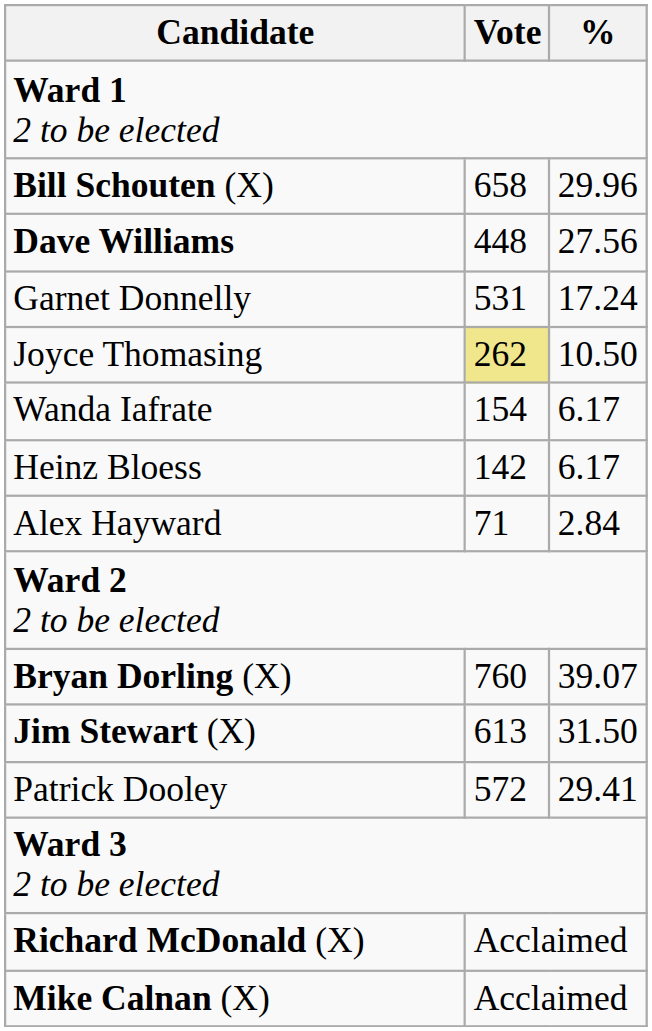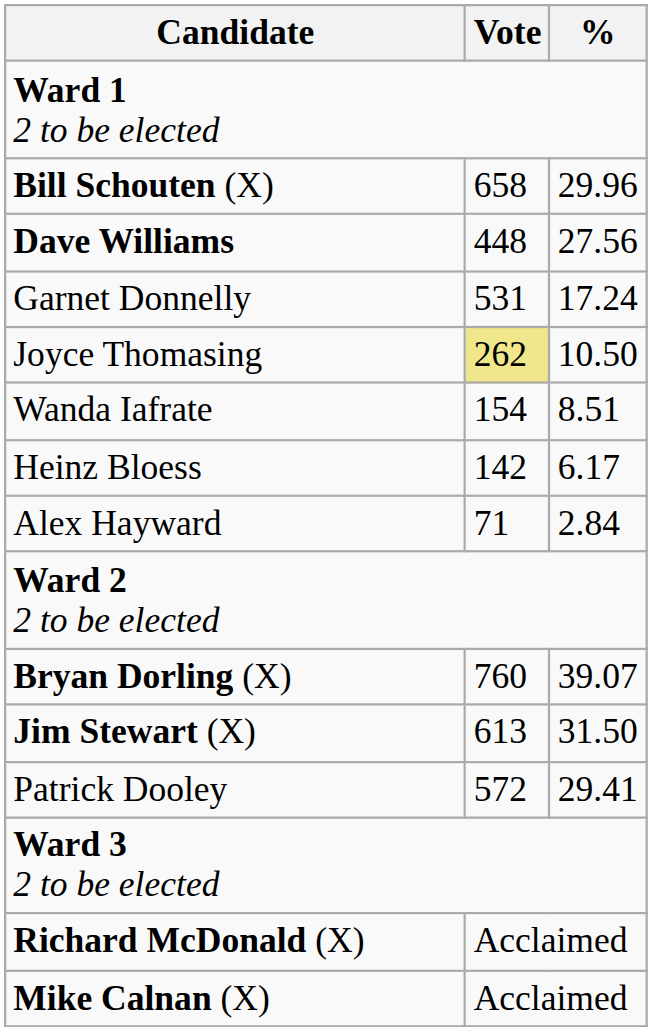(589, 410) 6.17 -> (589, 410) 8.51
